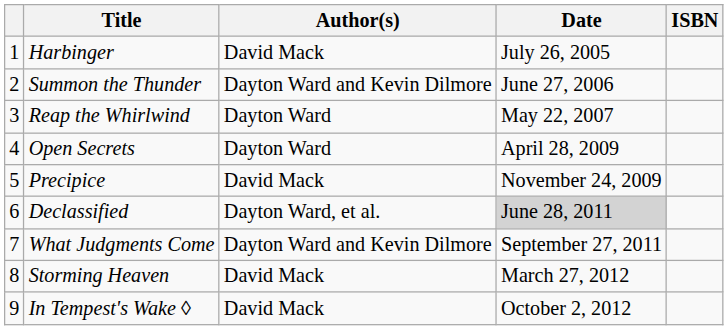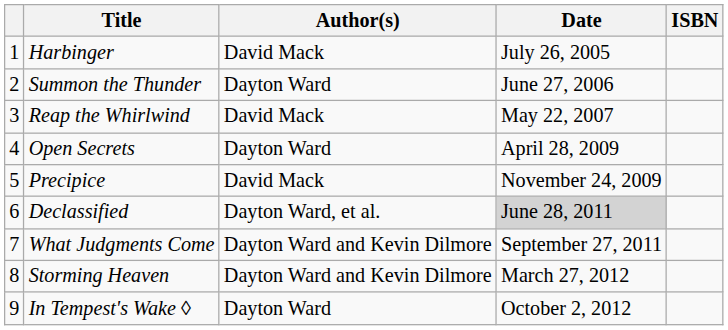(358, 84) Dayton Ward and Kevin Dilmore -> (277, 84) Dayton Ward
(277, 116) Dayton Ward -> (274, 116) David Mack
(274, 276) David Mack -> (358, 276) Dayton Ward and Kevin Dilmore
(274, 308) David Mack -> (277, 308) Dayton Ward
